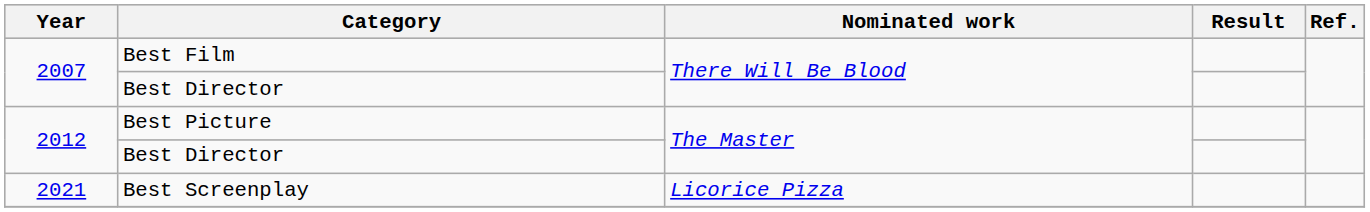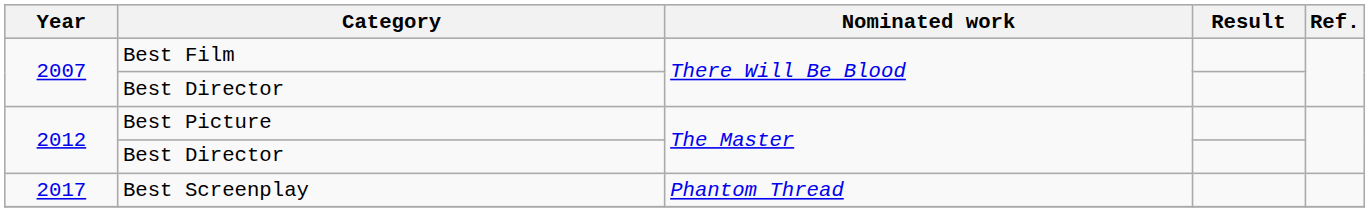+ row: (61, 190)
- row: (61, 190)
